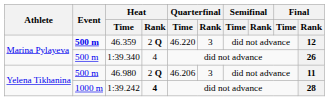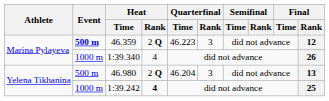(183, 42) 46.220 -> (183, 42) 46.223
(87, 58) 500 m -> (89, 58) 1000 m
(183, 73) 46.206 -> (183, 73) 46.204
(311, 73) 11 -> (311, 73) 13
(311, 88) 28 -> (311, 88) 25
